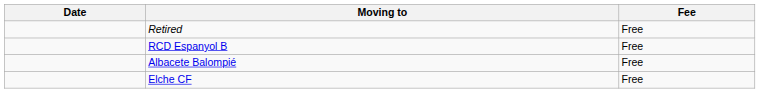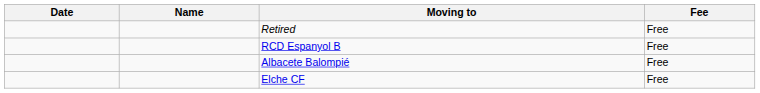+ column: (189, 12)
